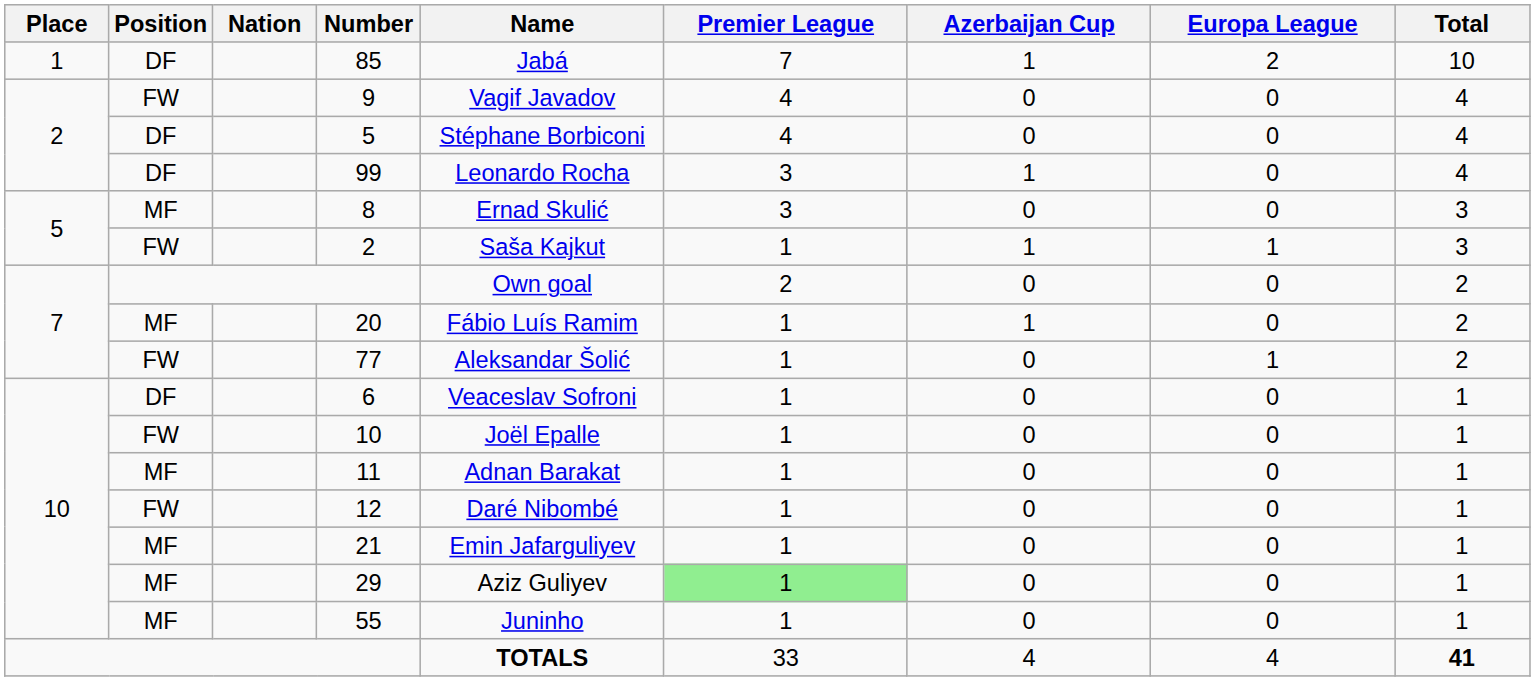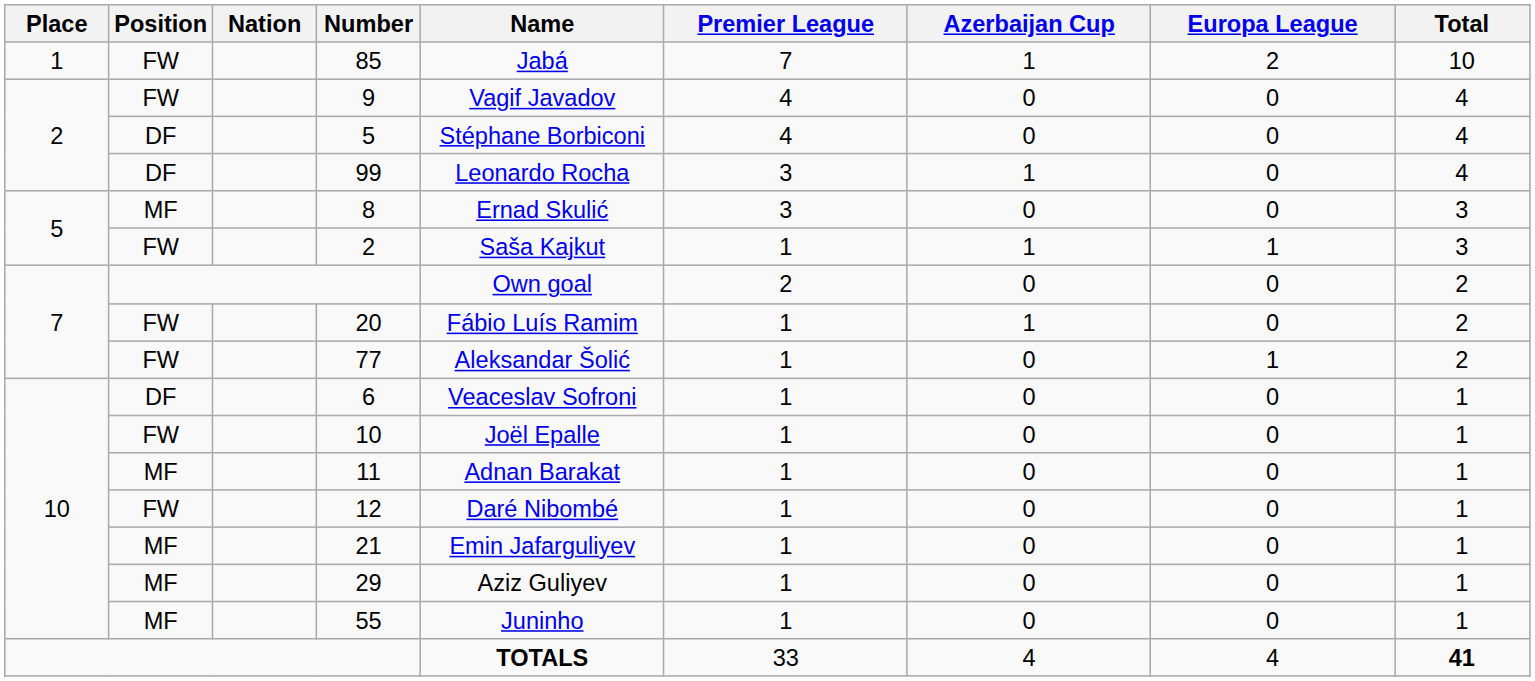(161, 61) DF -> (161, 61) FW
(161, 322) MF -> (161, 322) FW
(786, 583) lightgreen background -> (786, 583) no background
